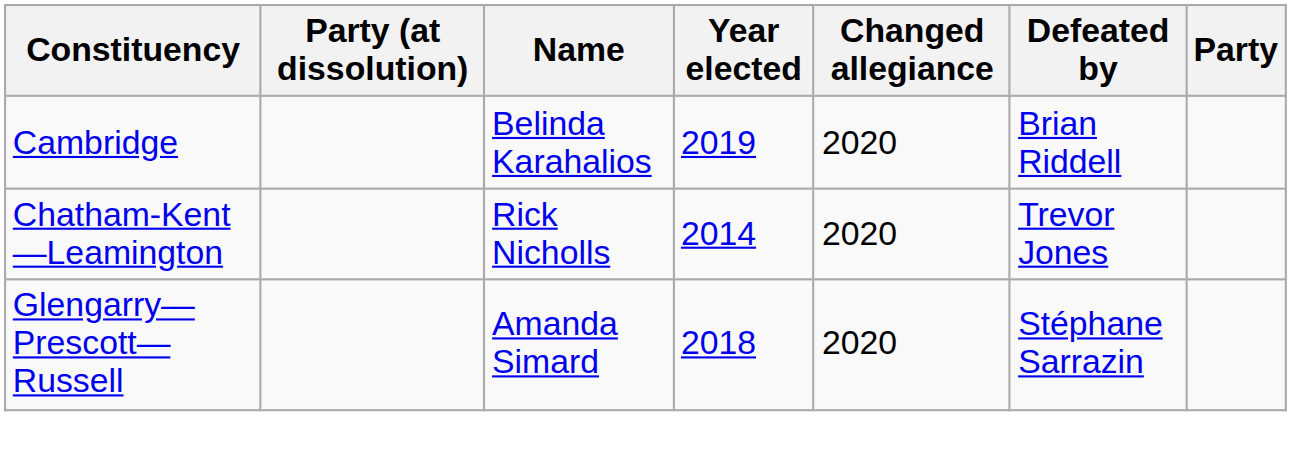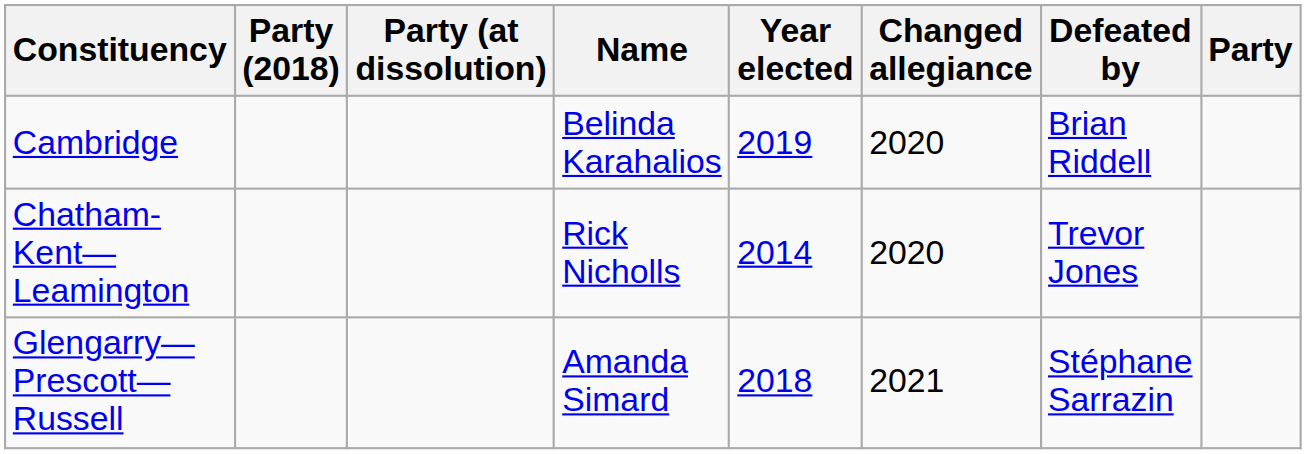+ column: (291, 50)
(860, 343) 2020 -> (907, 381) 2021
